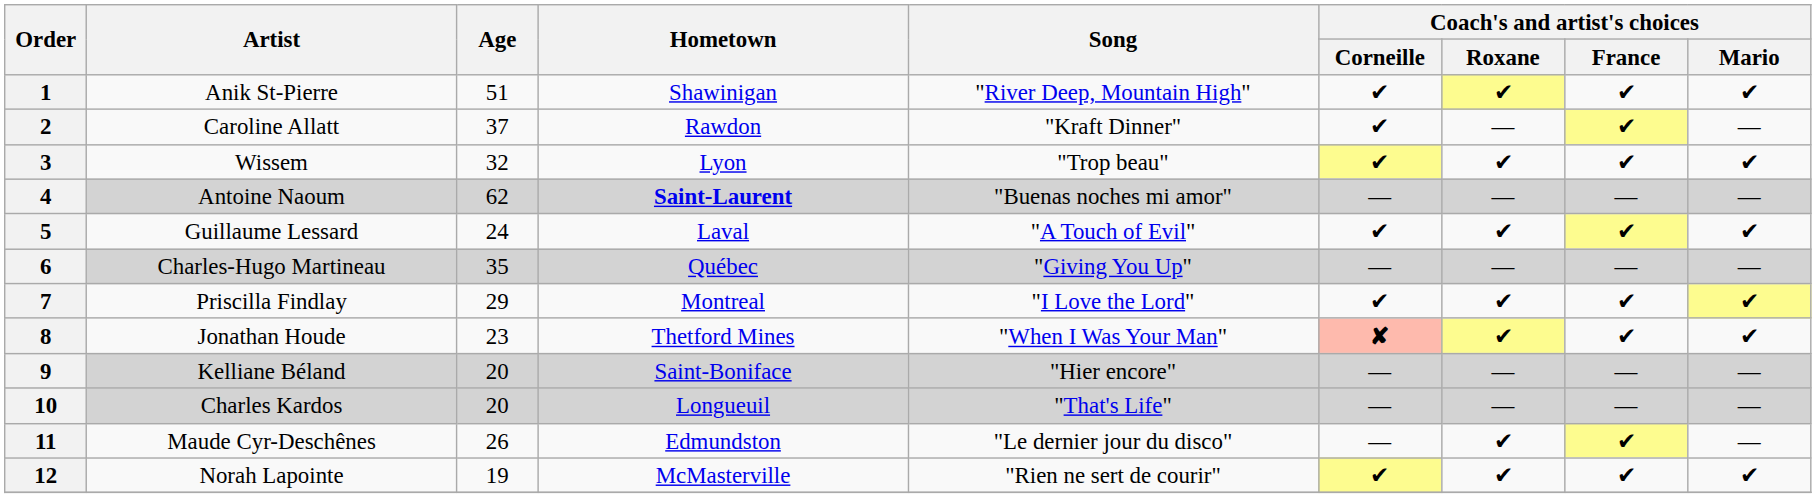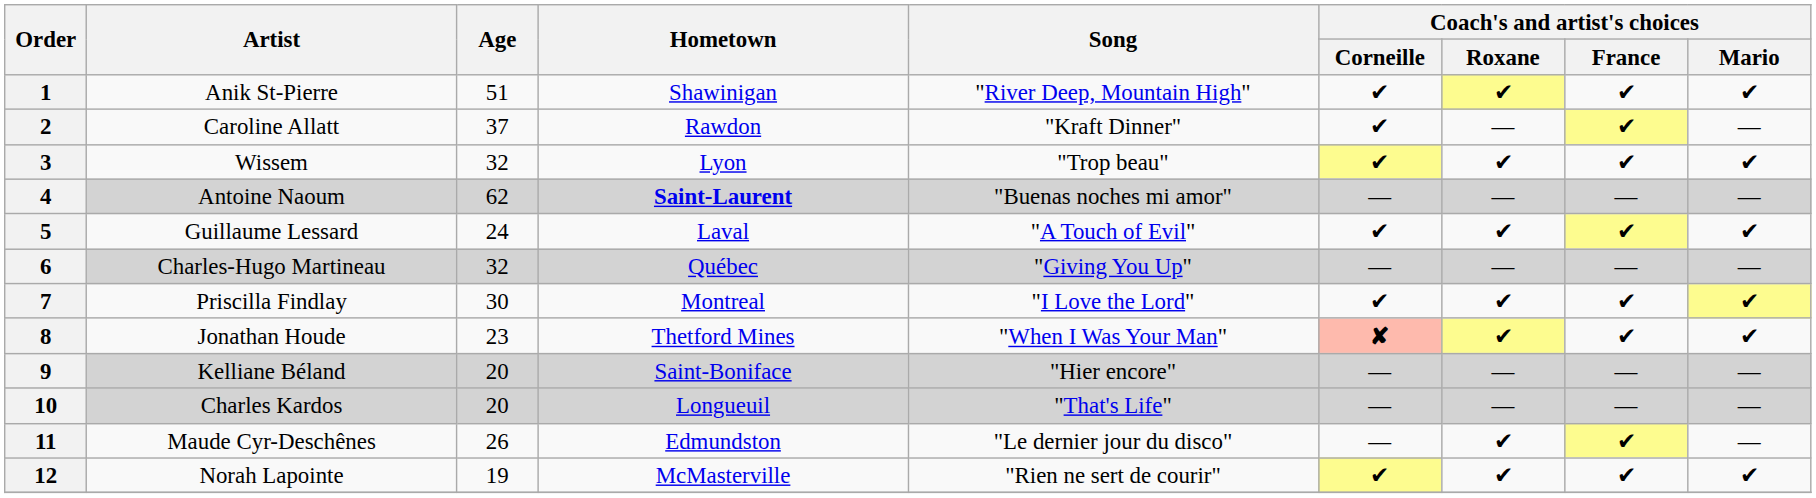(497, 266) 35 -> (497, 266) 32
(497, 301) 29 -> (497, 301) 30
